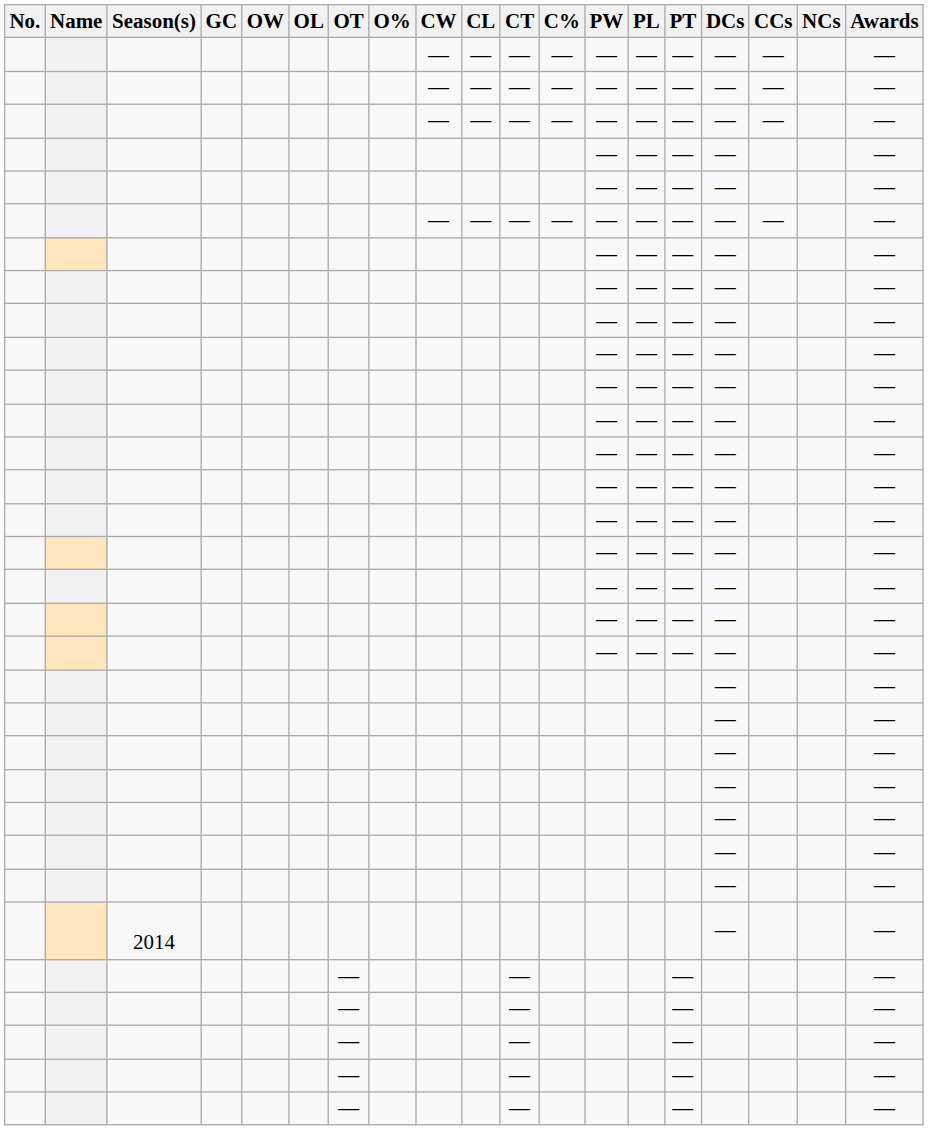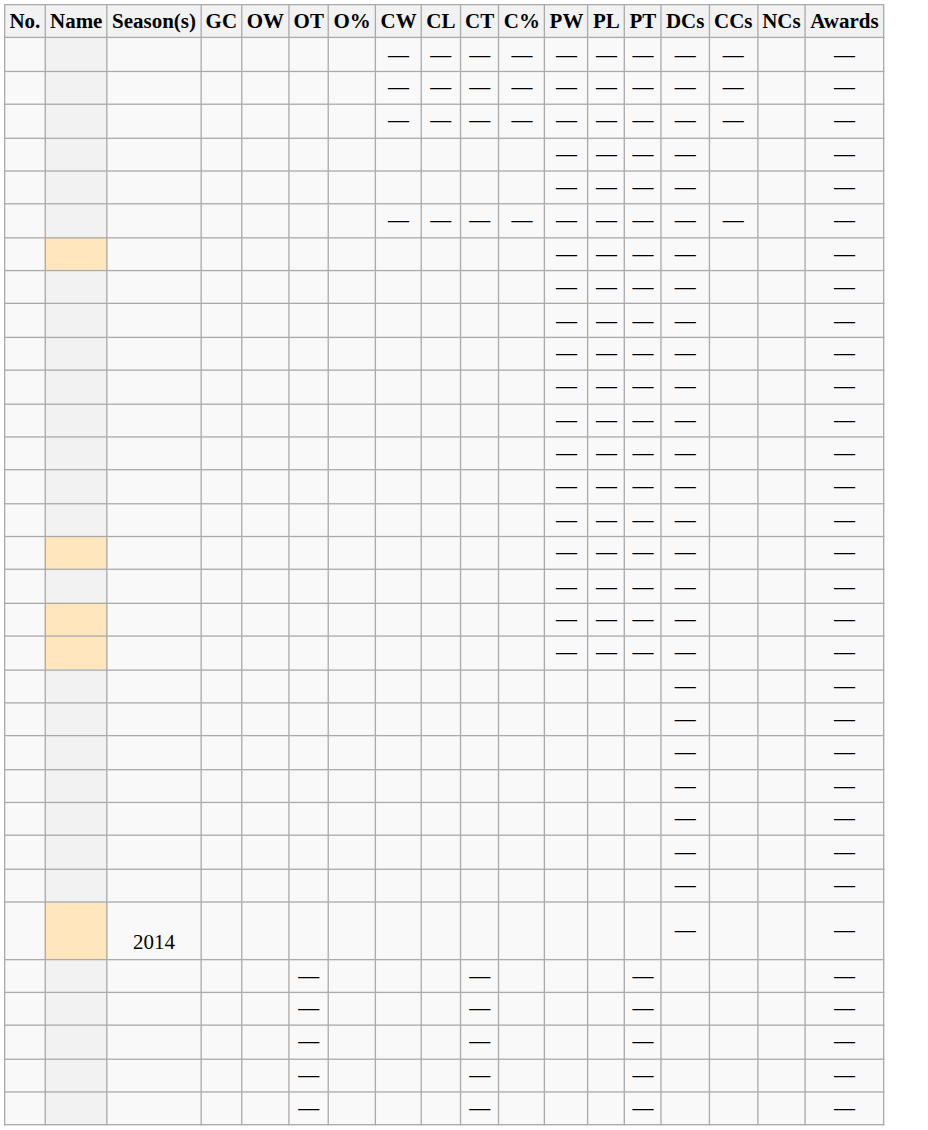- column: (309, 21)
